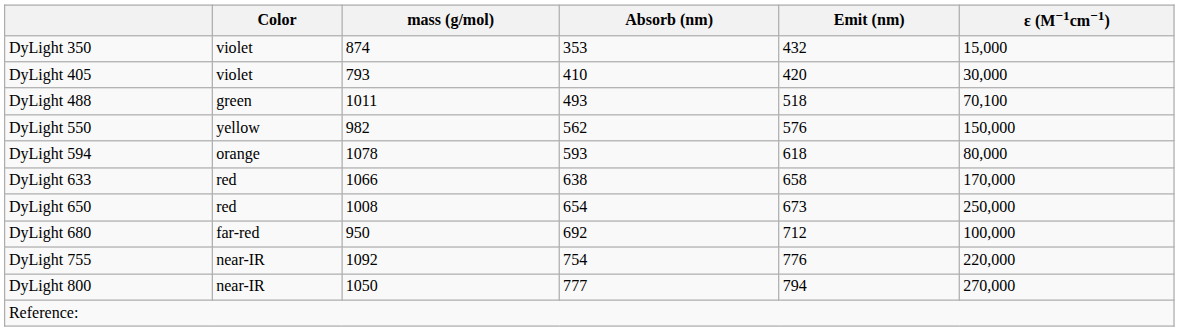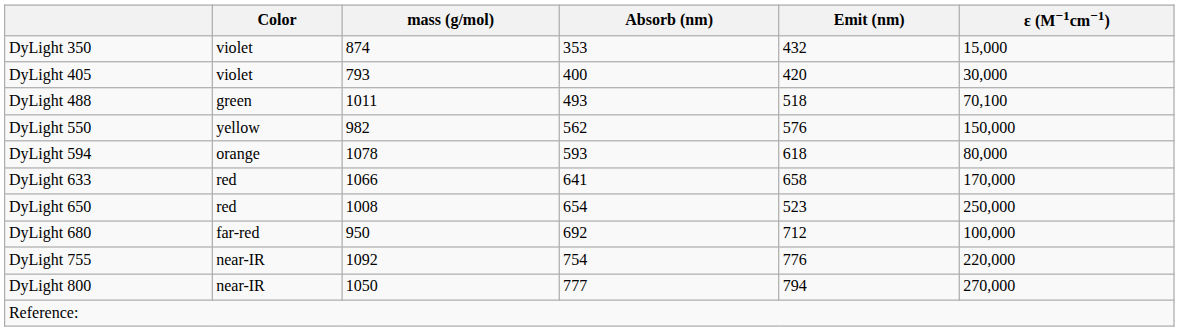(575, 74) 410 -> (575, 74) 400
(575, 180) 638 -> (575, 180) 641
(795, 207) 673 -> (795, 207) 523
